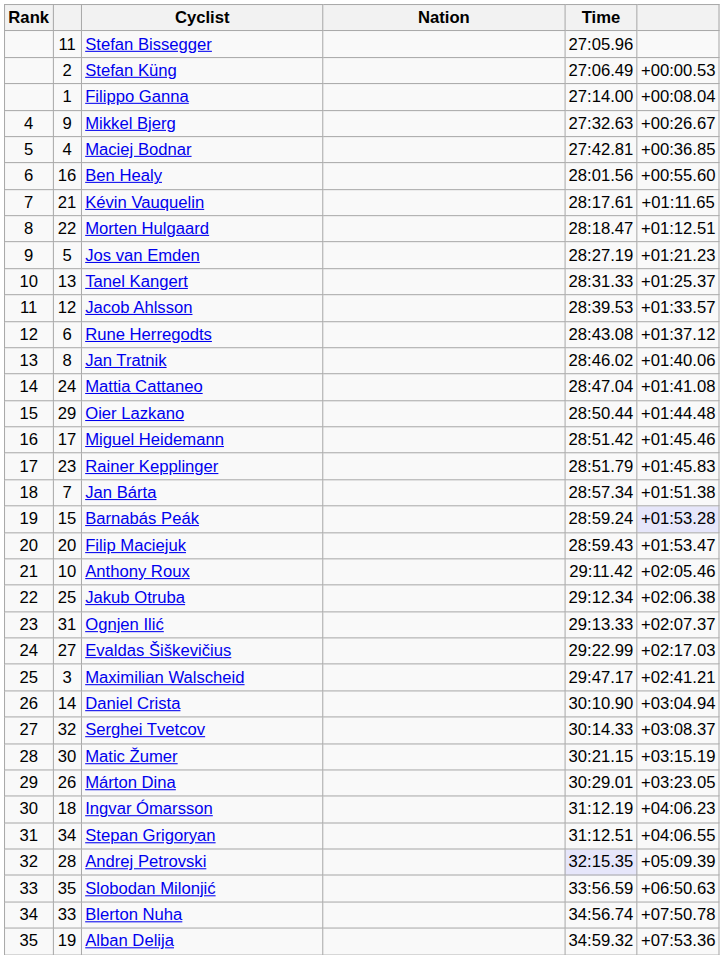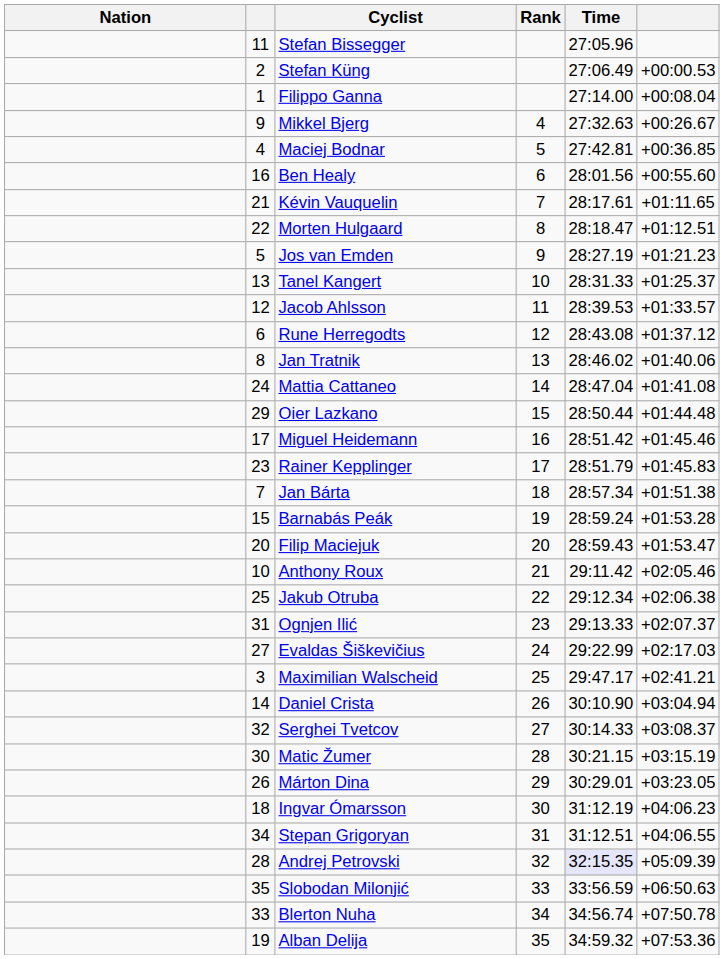columns swapped: (29, 17) <-> (444, 17)
(678, 519) lavender background -> (678, 519) no background
